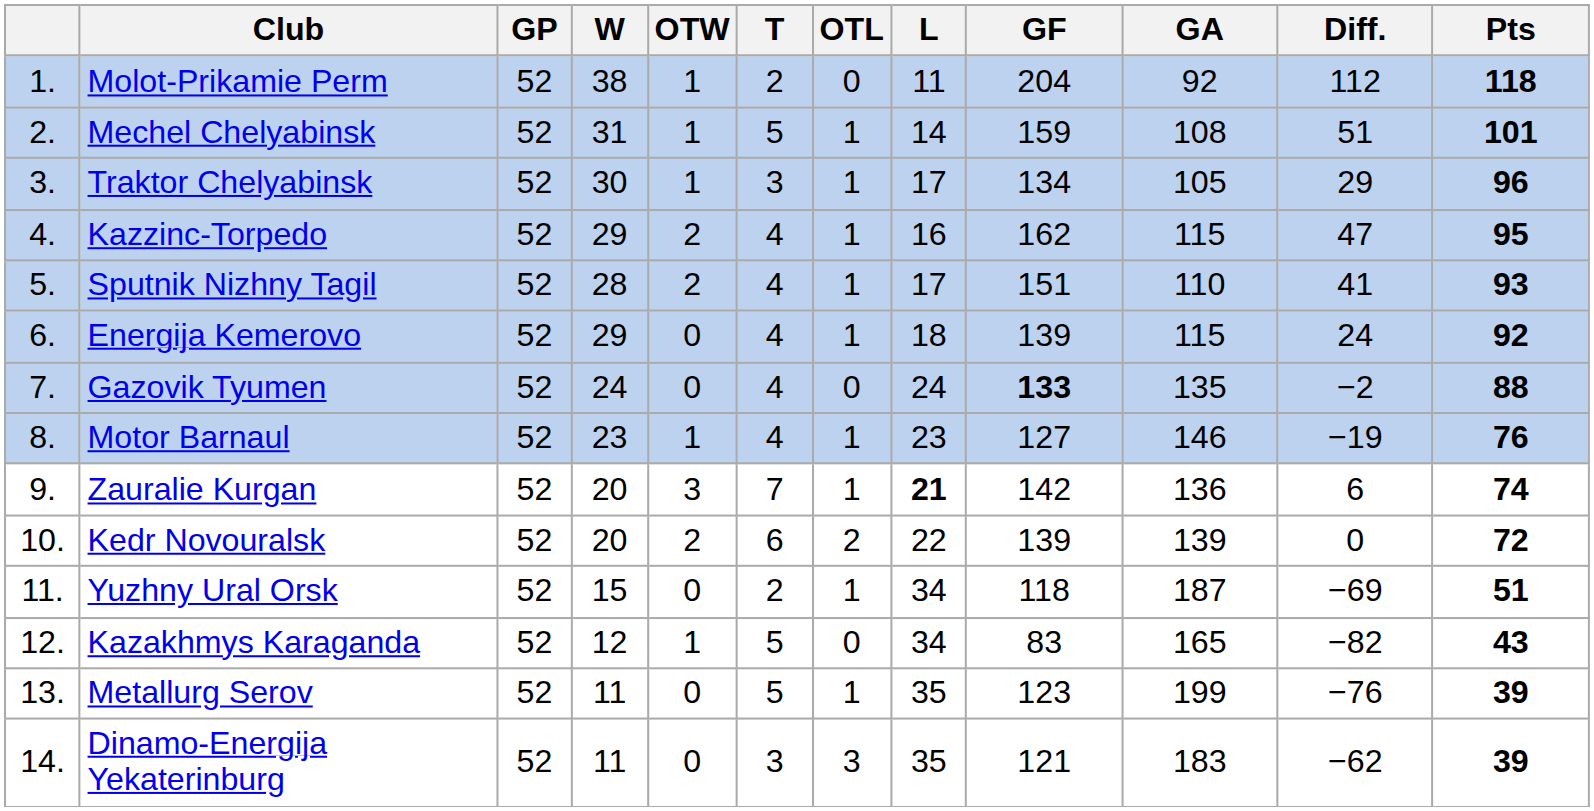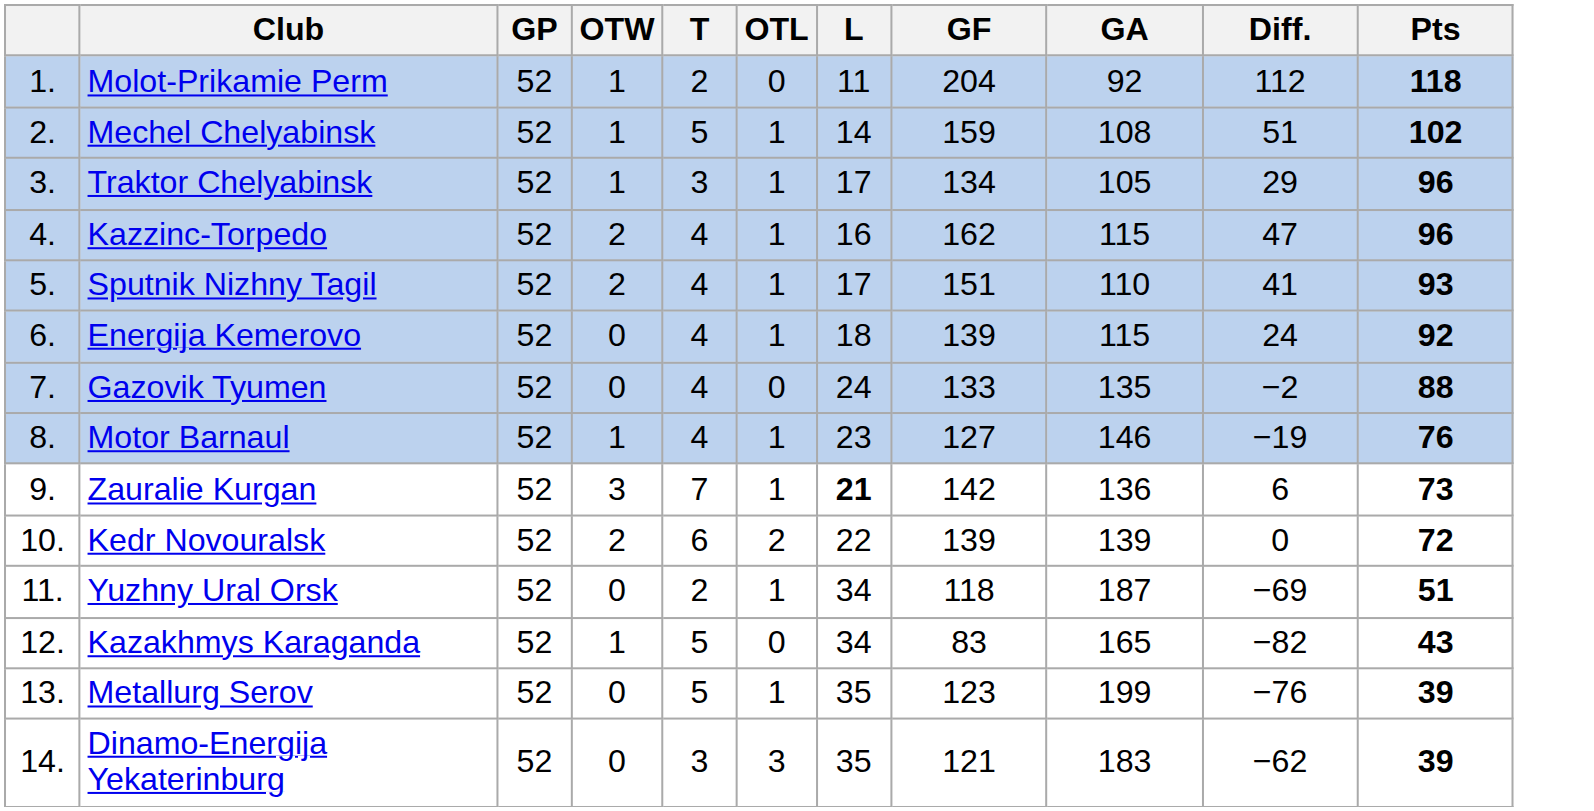- column: (610, 30)
(1511, 132) 101 -> (1436, 132) 102
(1511, 234) 95 -> (1436, 234) 96
(1044, 387) bold -> (969, 387) normal
(1511, 489) 74 -> (1436, 489) 73
